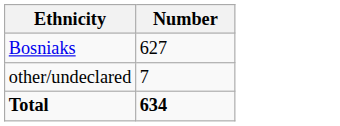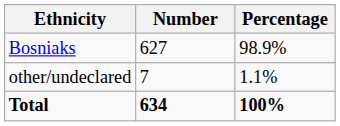+ column: (285, 18)
